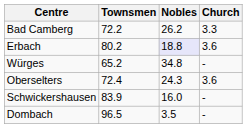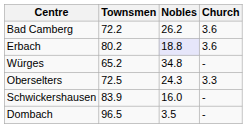(209, 30) 3.3 -> (209, 30) 3.6
(112, 81) 72.4 -> (112, 81) 72.5
(209, 81) 3.6 -> (209, 81) 3.3
